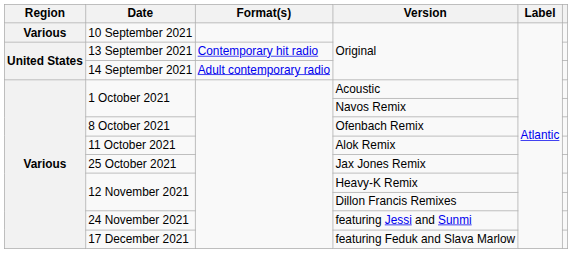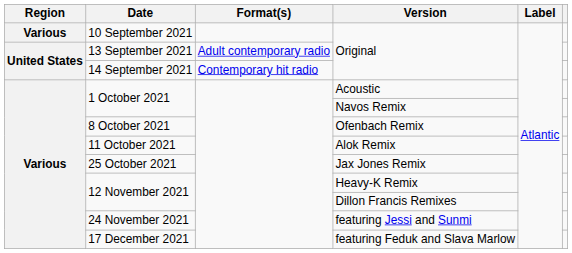(258, 51) Contemporary hit radio -> (264, 51) Adult contemporary radio
(264, 70) Adult contemporary radio -> (258, 70) Contemporary hit radio
